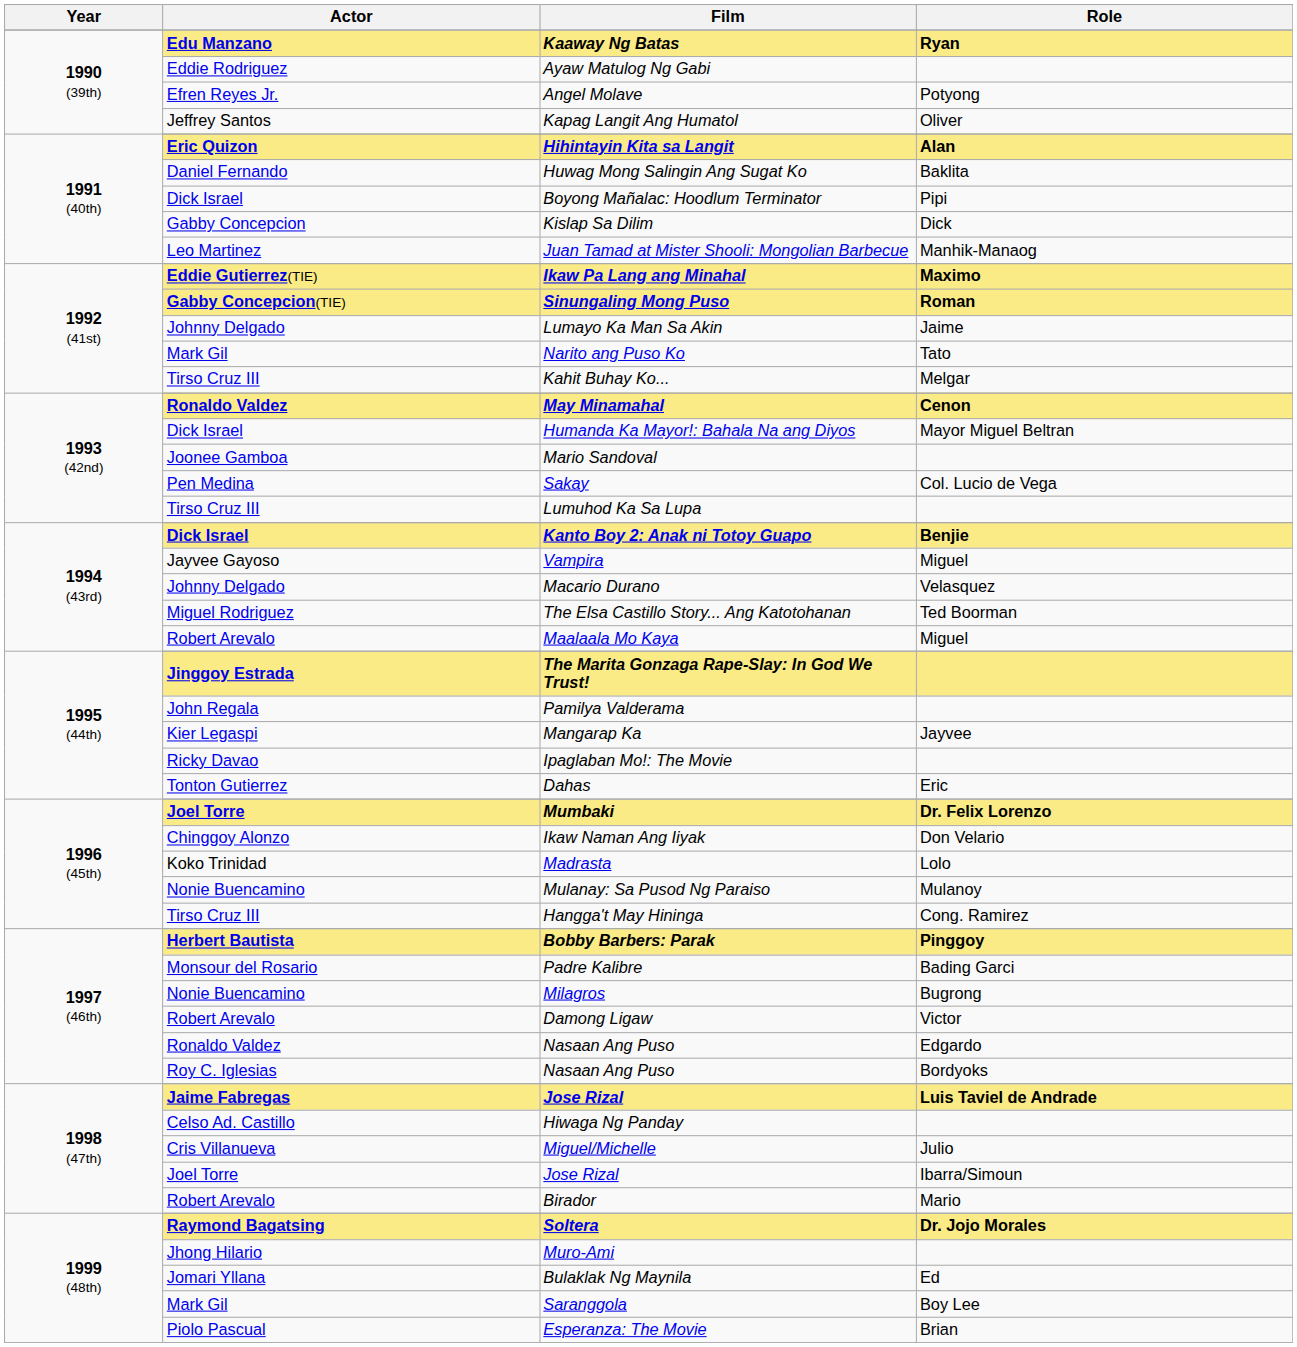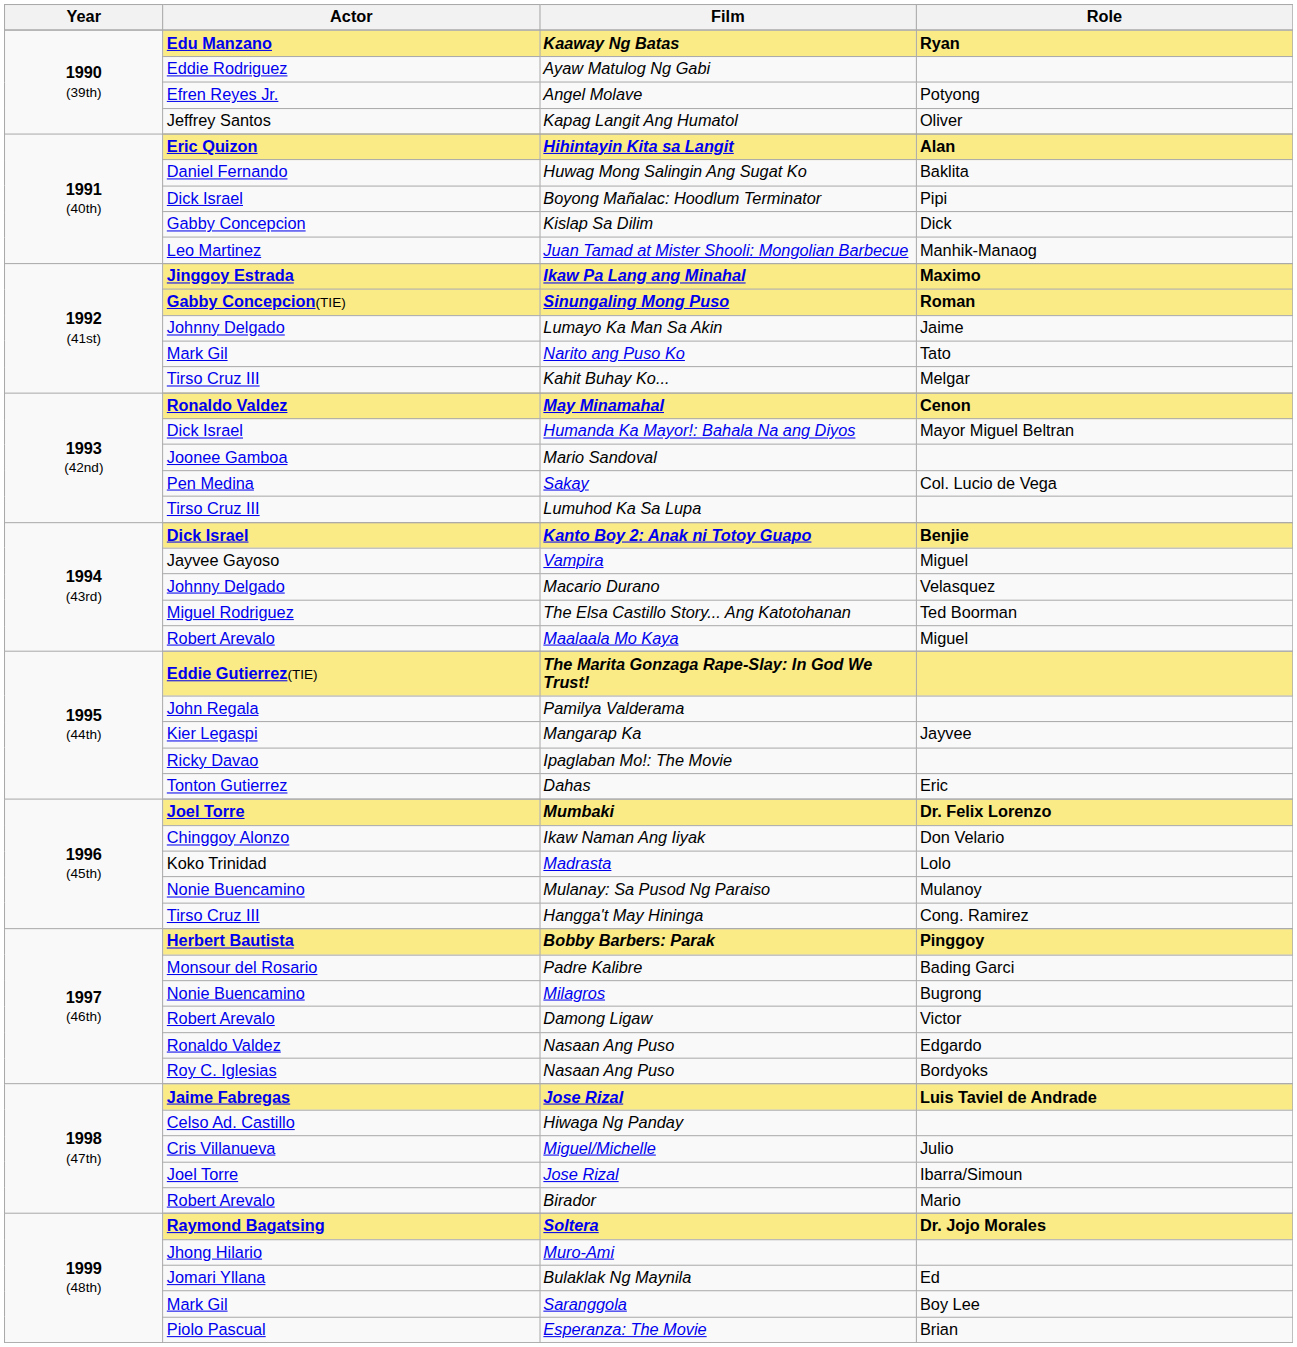(242, 276) Eddie Gutierrez(TIE) -> (230, 276) Jinggoy Estrada
(230, 673) Jinggoy Estrada -> (242, 673) Eddie Gutierrez(TIE)
